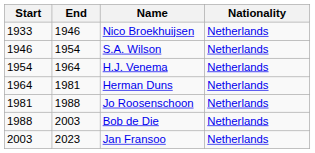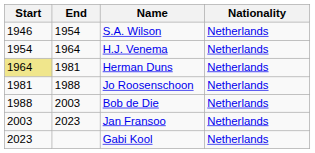- row: (148, 31)
(20, 85) no background -> (20, 67) khaki background
+ row: (128, 139)
